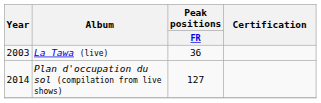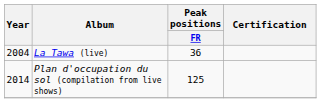(18, 53) 2003 -> (18, 53) 2004
(196, 79) 127 -> (196, 79) 125
